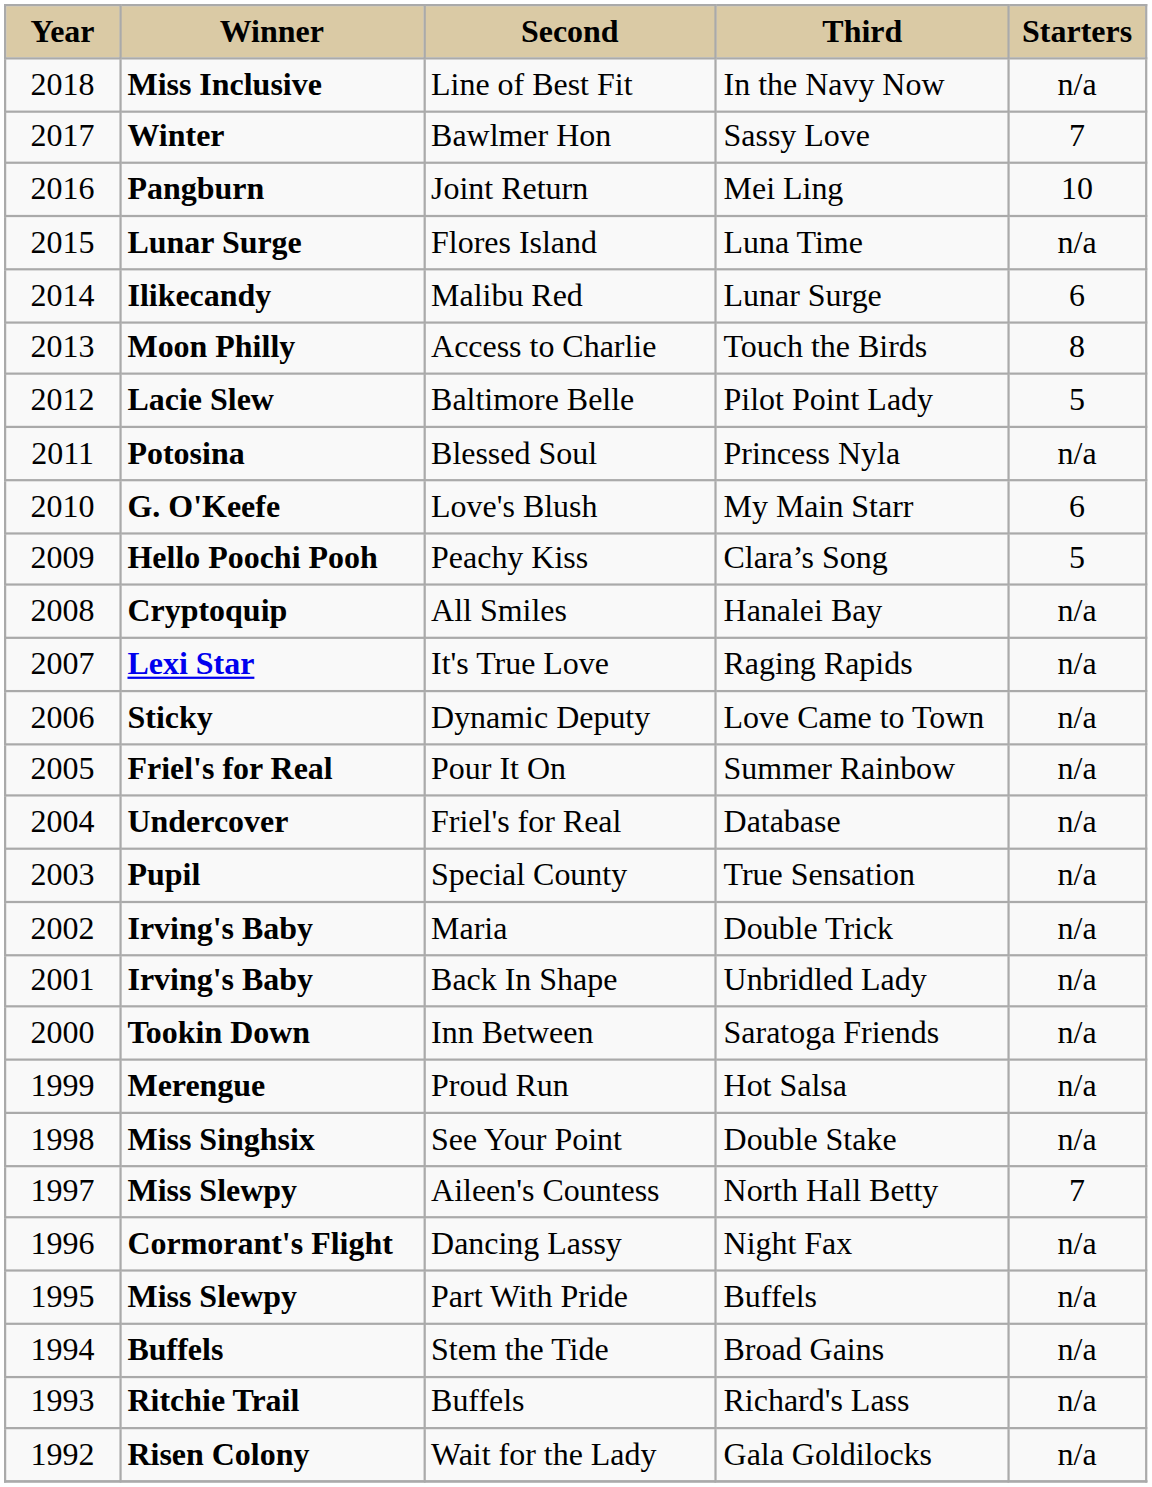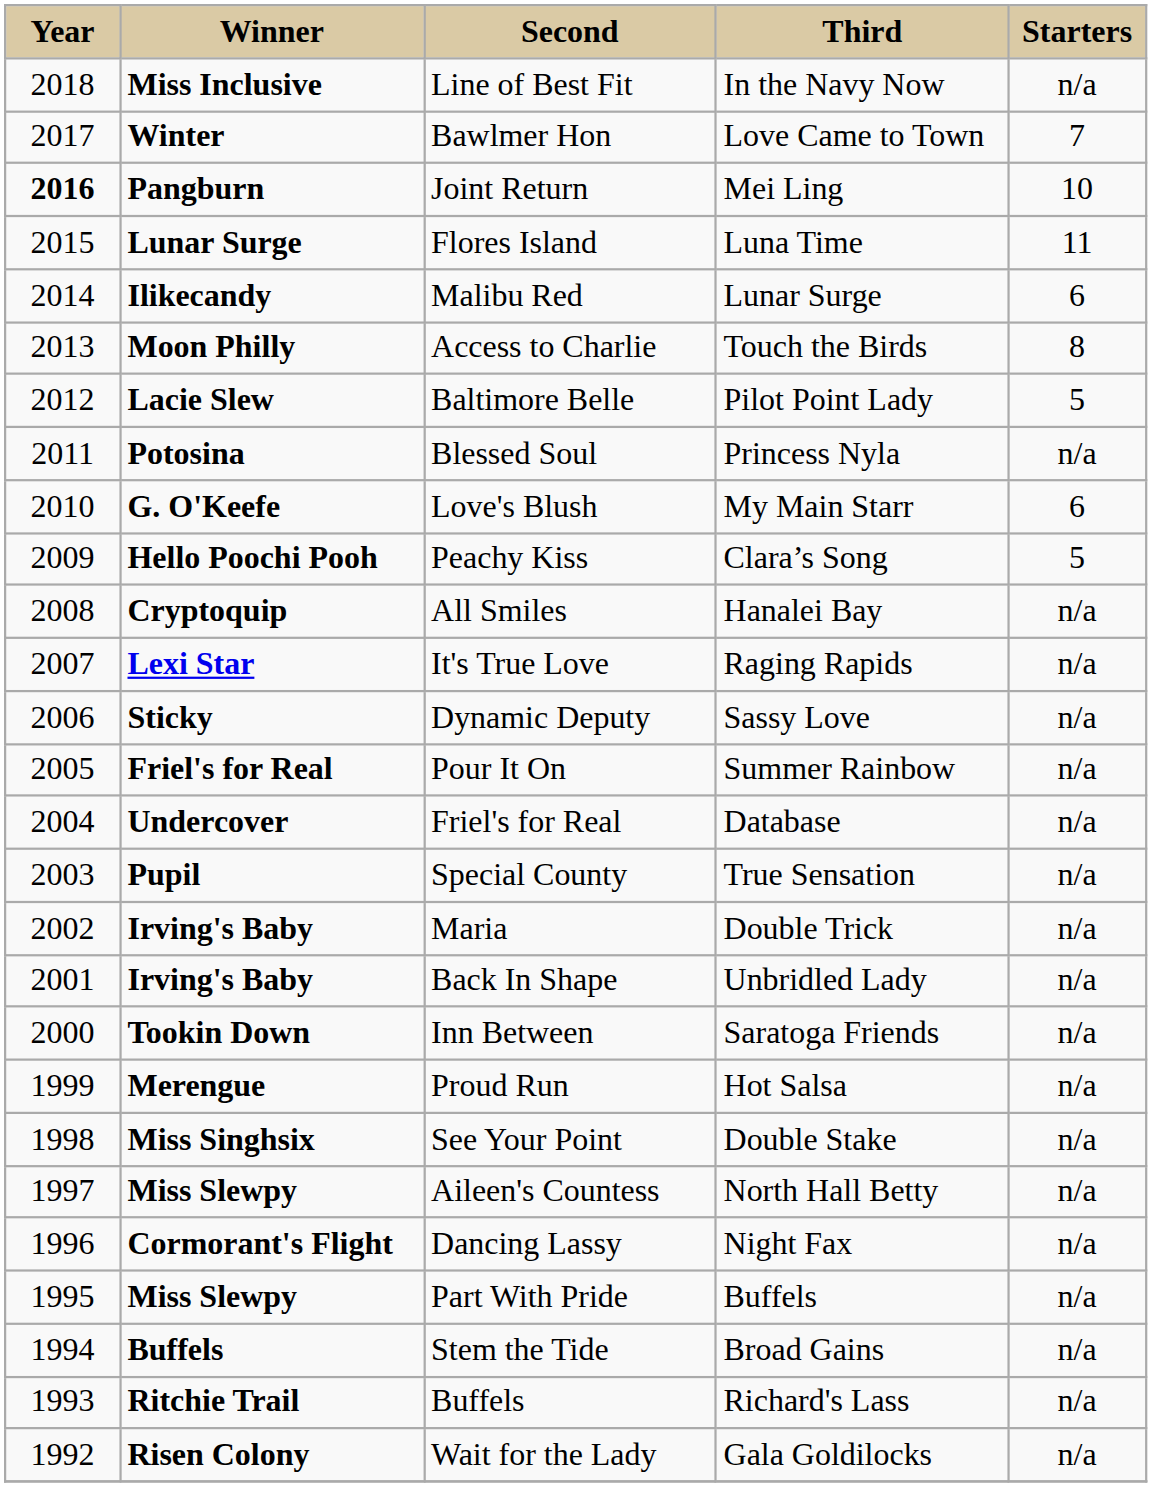(797, 136) Sassy Love -> (854, 136) Love Came to Town
(63, 189) normal -> (63, 189) bold
(1077, 242) n/a -> (1077, 242) 11
(854, 716) Love Came to Town -> (797, 716) Sassy Love
(1077, 1191) 7 -> (1077, 1191) n/a
